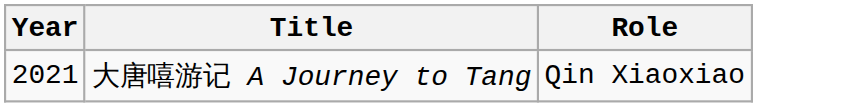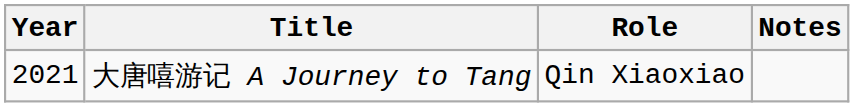+ column: (800, 28)
